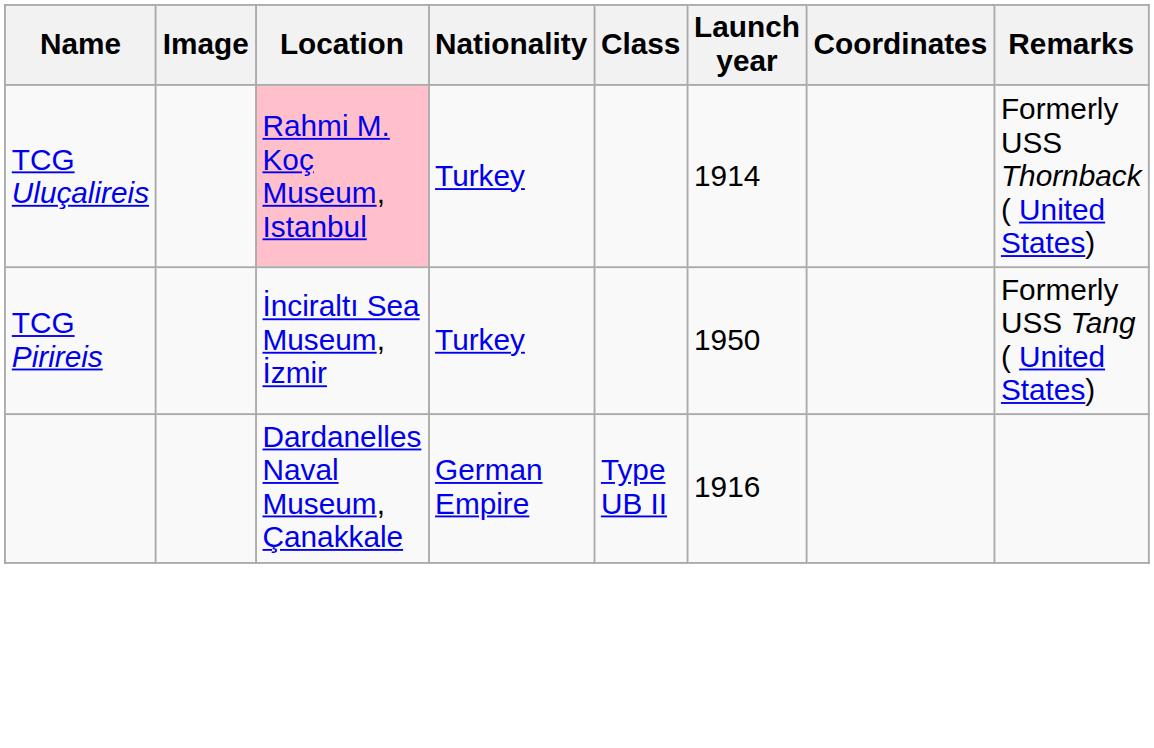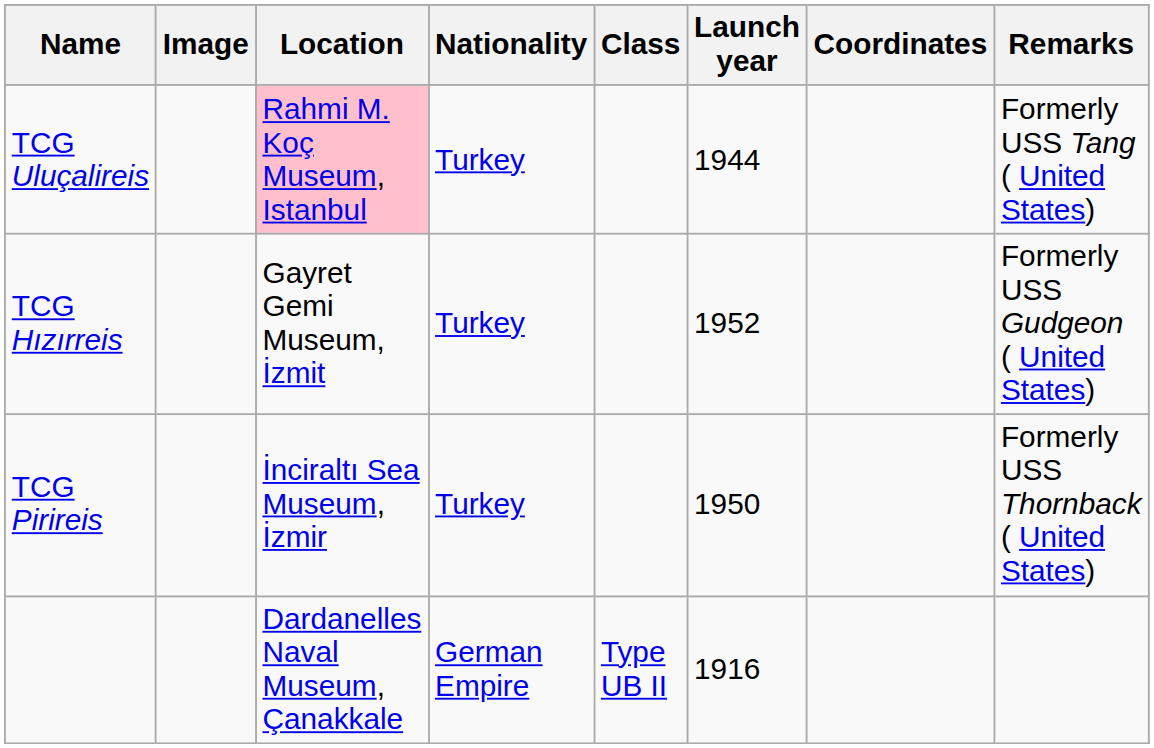(727, 175) 1914 -> (727, 158) 1944
(1071, 175) Formerly USS Thornback ( United States) -> (1068, 158) Formerly USS Tang ( United States)
+ row: (67, 323)
(1068, 340) Formerly USS Tang ( United States) -> (1071, 504) Formerly USS Thornback ( United States)
